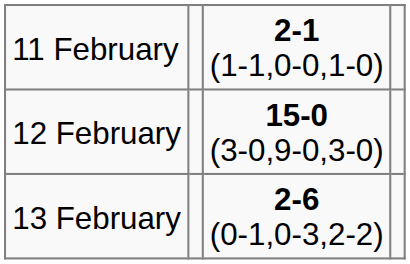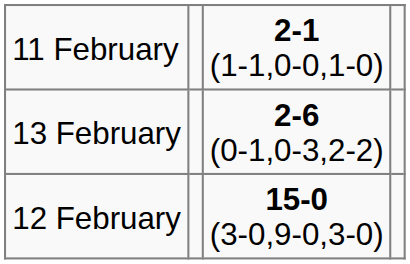rows swapped: (97, 132) <-> (97, 216)
